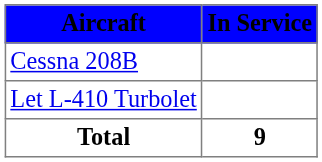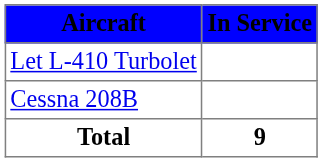rows swapped: (74, 61) <-> (104, 99)
